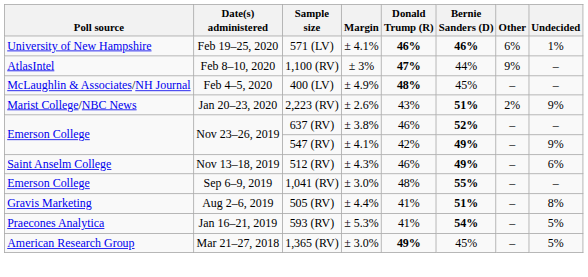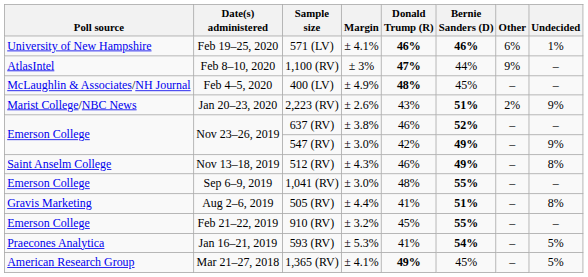(361, 144) ± 4.1% -> (361, 144) ± 3.0%
(556, 164) 6% -> (556, 164) 8%
+ row: (312, 223)
(361, 243) ± 3.0% -> (361, 263) ± 4.1%
